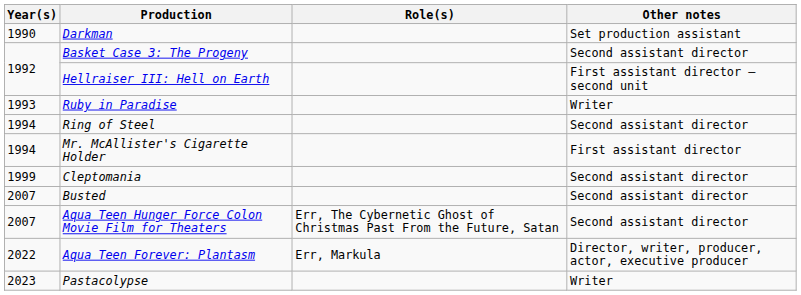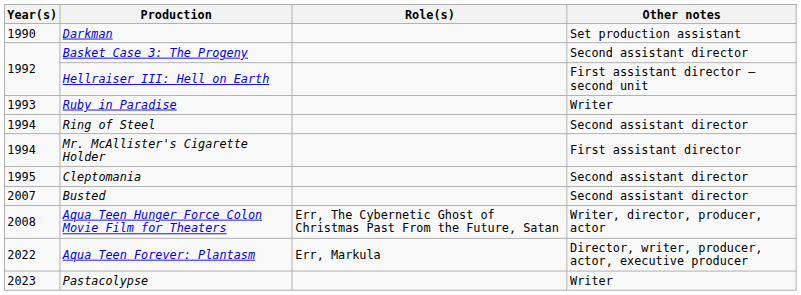(22, 176) 1999 -> (22, 176) 1995
(22, 222) 2007 -> (22, 222) 2008
(659, 222) Second assistant director -> (666, 222) Writer, director, producer, actor
